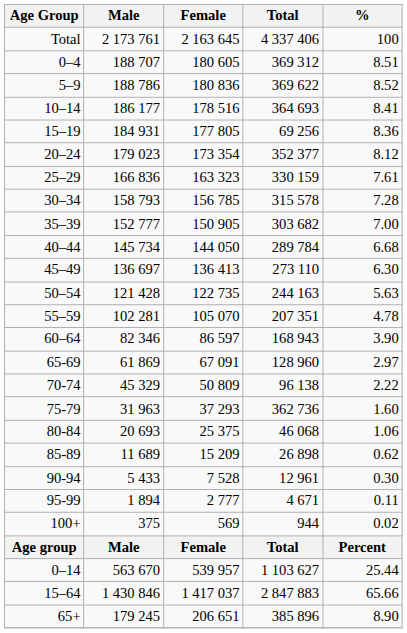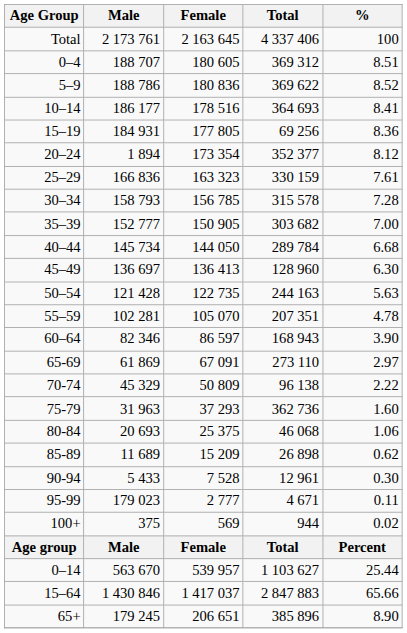(136, 154) 179 023 -> (144, 154) 1 894
(296, 270) 273 110 -> (295, 270) 128 960
(295, 362) 128 960 -> (296, 362) 273 110
(144, 500) 1 894 -> (136, 500) 179 023
